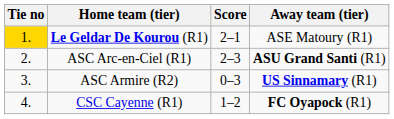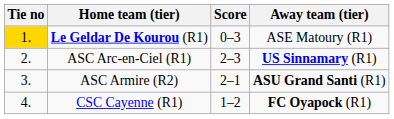(230, 37) 2–1 -> (230, 37) 0–3
(319, 59) ASU Grand Santi (R1) -> (319, 59) US Sinnamary (R1)
(230, 80) 0–3 -> (230, 80) 2–1
(319, 80) US Sinnamary (R1) -> (319, 80) ASU Grand Santi (R1)
